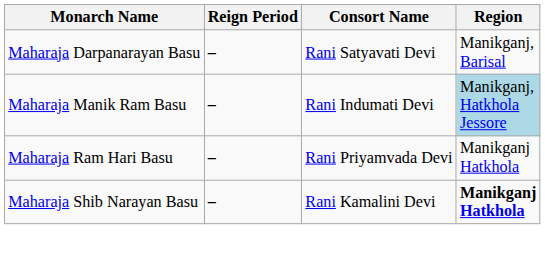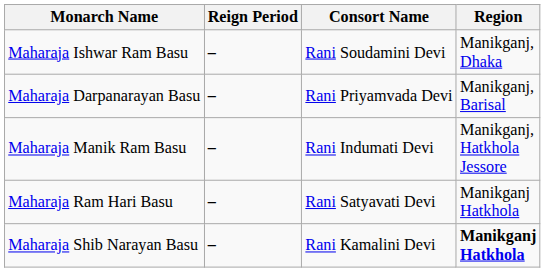+ row: (98, 52)
(370, 52) Rani Satyavati Devi -> (379, 95) Rani Priyamvada Devi
(497, 104) lightblue background -> (497, 148) no background
(379, 157) Rani Priyamvada Devi -> (370, 201) Rani Satyavati Devi
